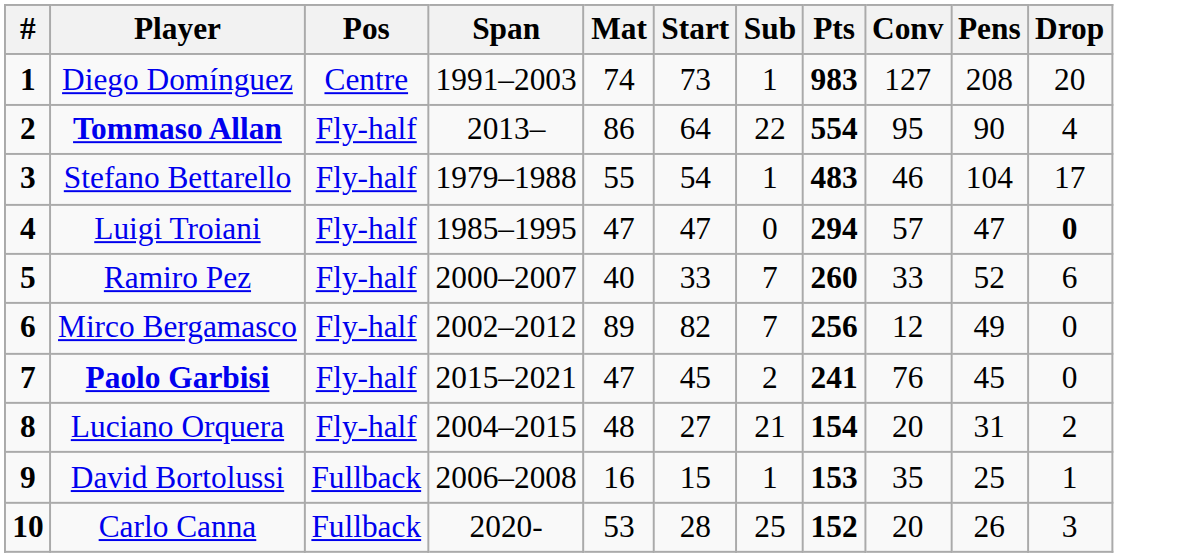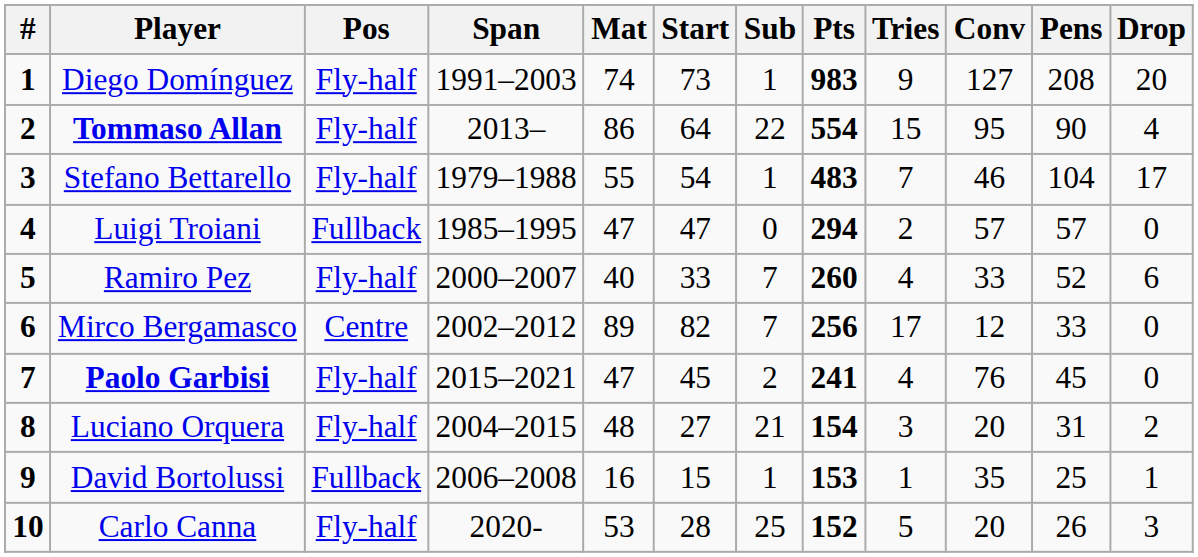+ column: (906, 29)
(366, 79) Centre -> (366, 79) Fly-half
(366, 228) Fly-half -> (366, 228) Fullback
(989, 228) 47 -> (1071, 228) 57
(1070, 228) bold -> (1151, 228) normal
(366, 327) Fly-half -> (366, 327) Centre
(989, 327) 49 -> (1071, 327) 33
(366, 526) Fullback -> (366, 526) Fly-half
